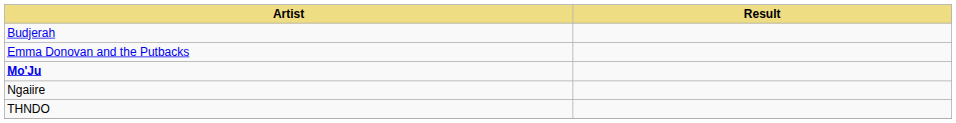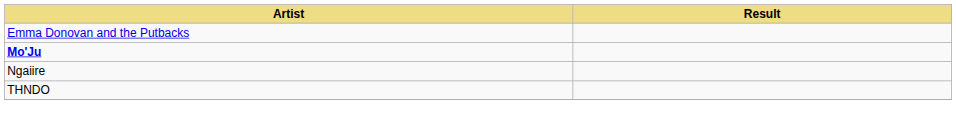- row: (31, 33)
